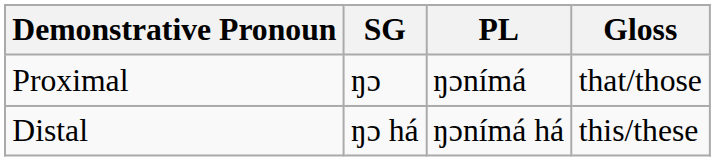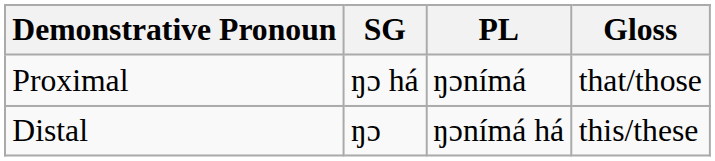(366, 79) ŋɔ -> (385, 79) ŋɔ há
(385, 130) ŋɔ há -> (366, 130) ŋɔ
